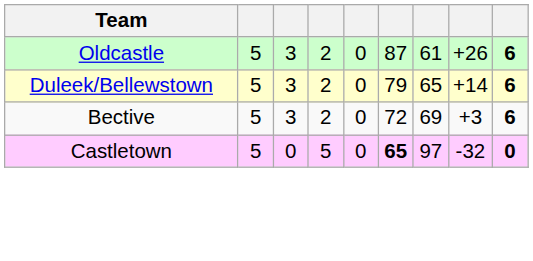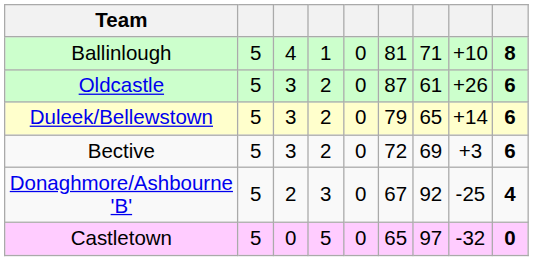+ row: (121, 53)
+ row: (121, 194)
(396, 150) bold -> (396, 238) normal
